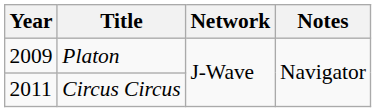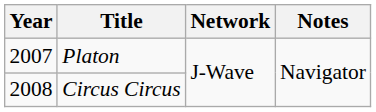(31, 55) 2009 -> (31, 55) 2007
(31, 89) 2011 -> (31, 89) 2008
